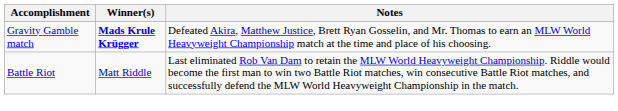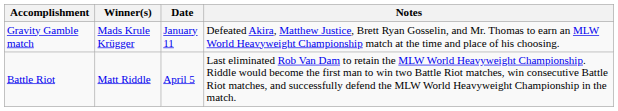+ column: (182, 13)
(127, 36) bold -> (124, 36) normal
